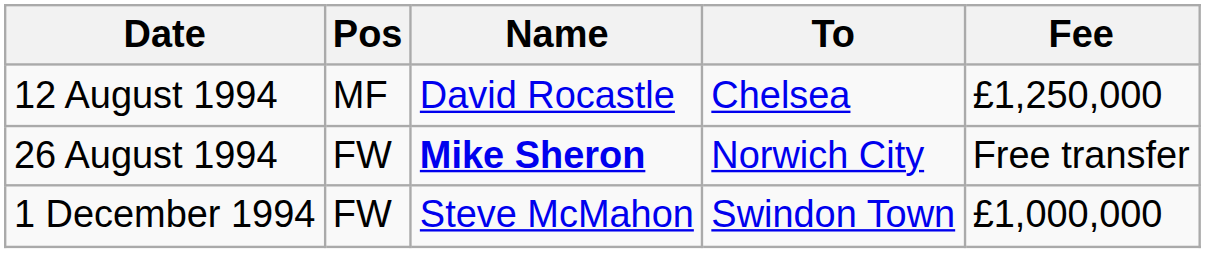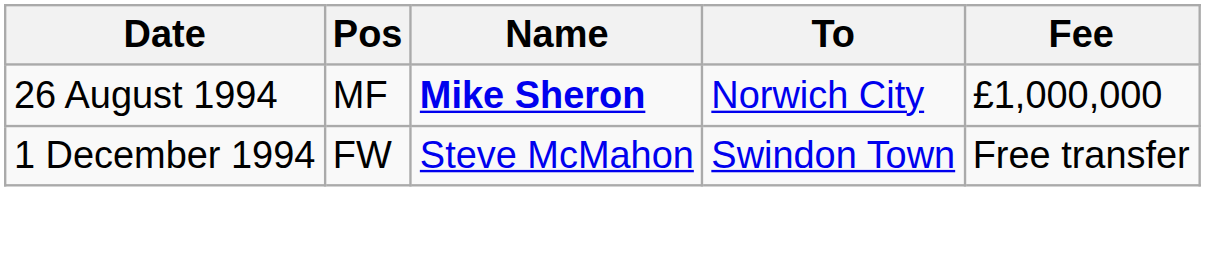- row: (146, 94)
(362, 154) FW -> (360, 94) MF
(1081, 154) Free transfer -> (1068, 94) £1,000,000
(1068, 214) £1,000,000 -> (1081, 154) Free transfer
